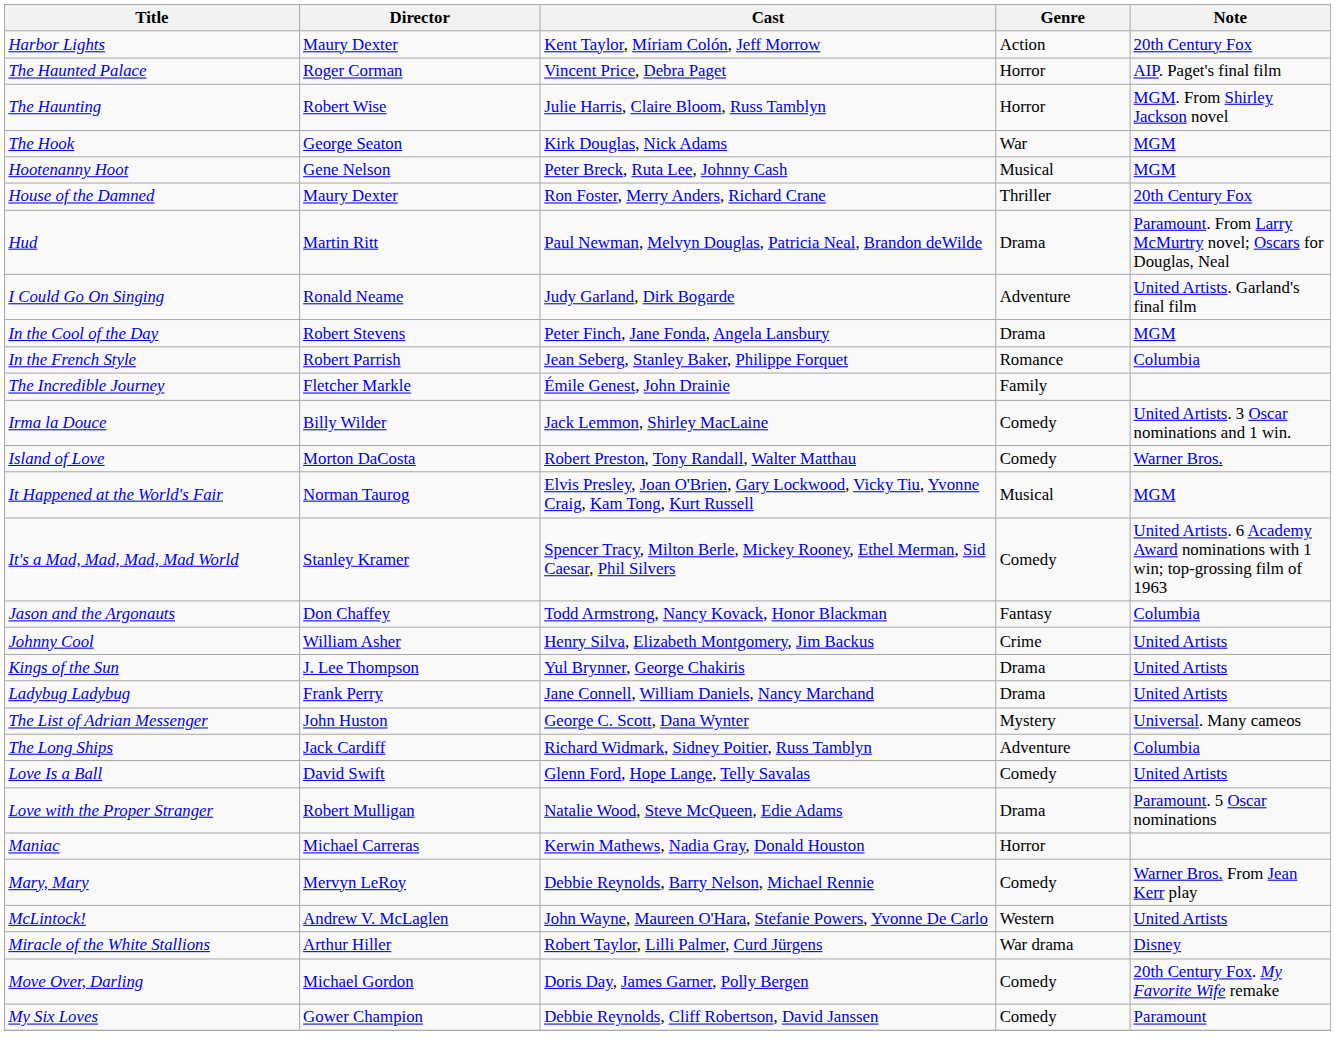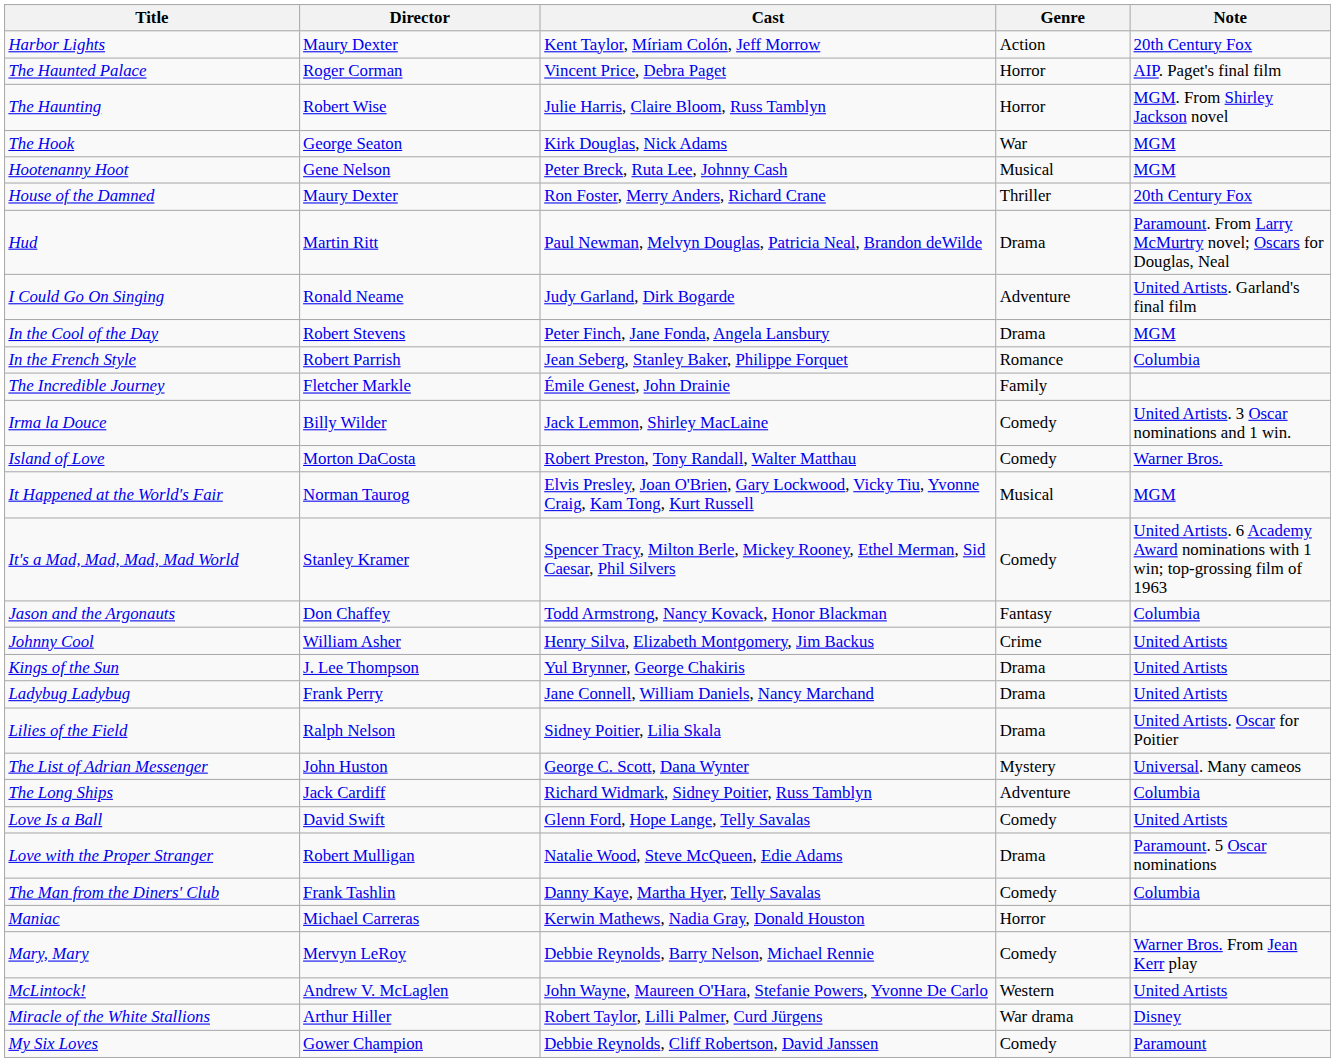+ row: (68, 730)
+ row: (114, 891)
- row: (76, 981)
